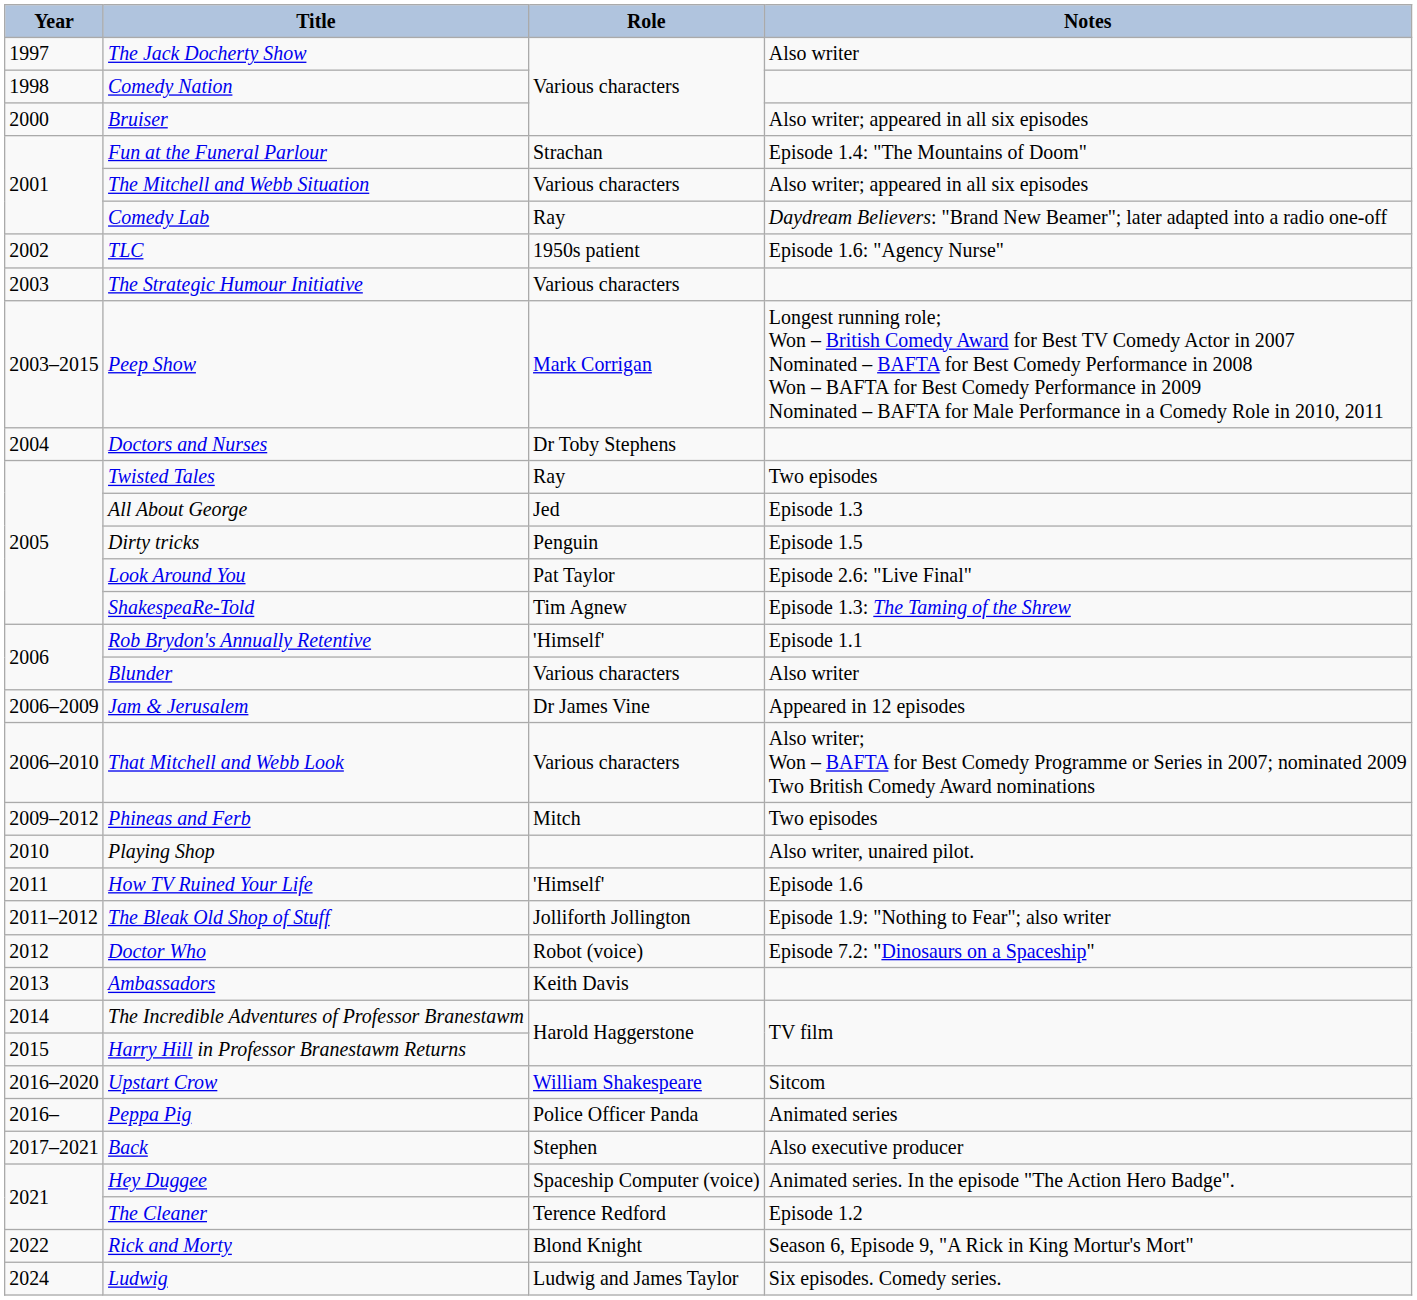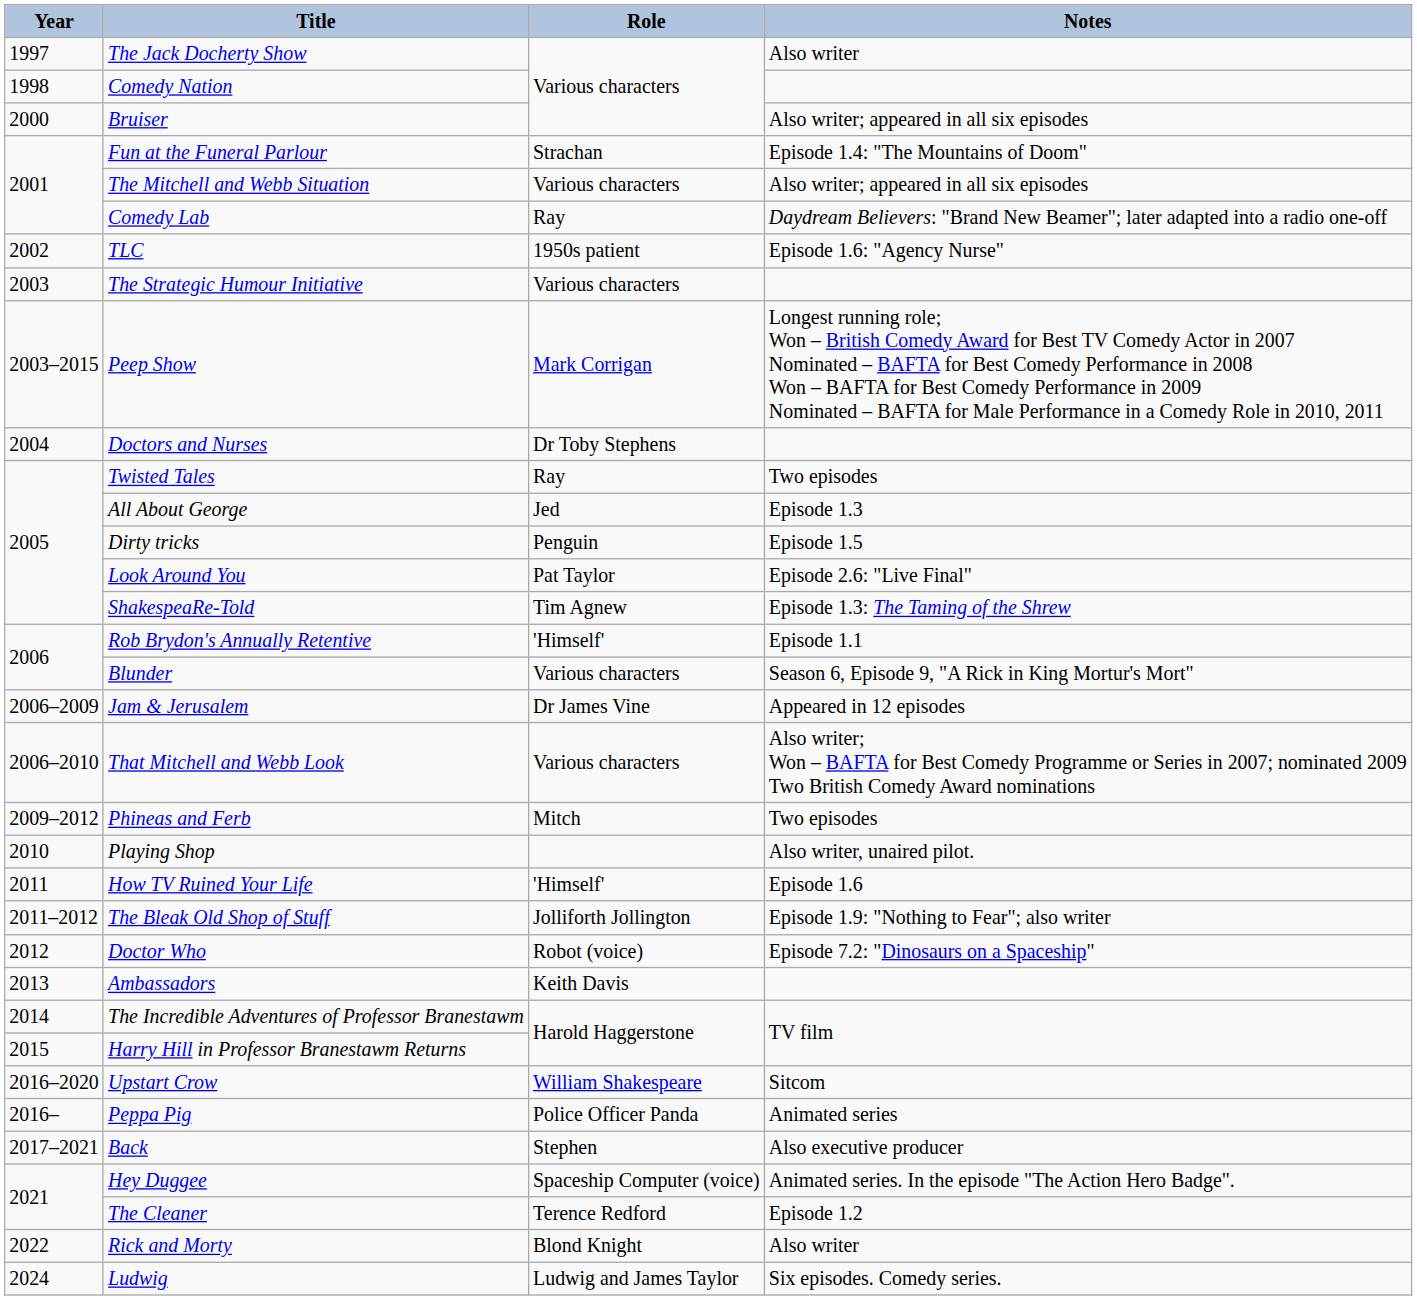(814, 673) Also writer -> (981, 673) Season 6, Episode 9, "A Rick in King Mortur's Mort"
(981, 1246) Season 6, Episode 9, "A Rick in King Mortur's Mort" -> (814, 1246) Also writer
